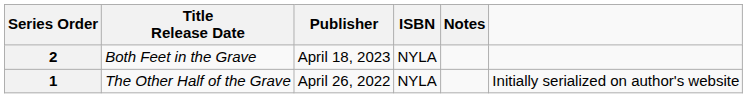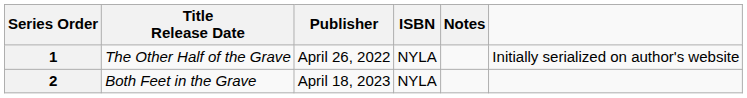rows swapped: (53, 81) <-> (53, 57)
